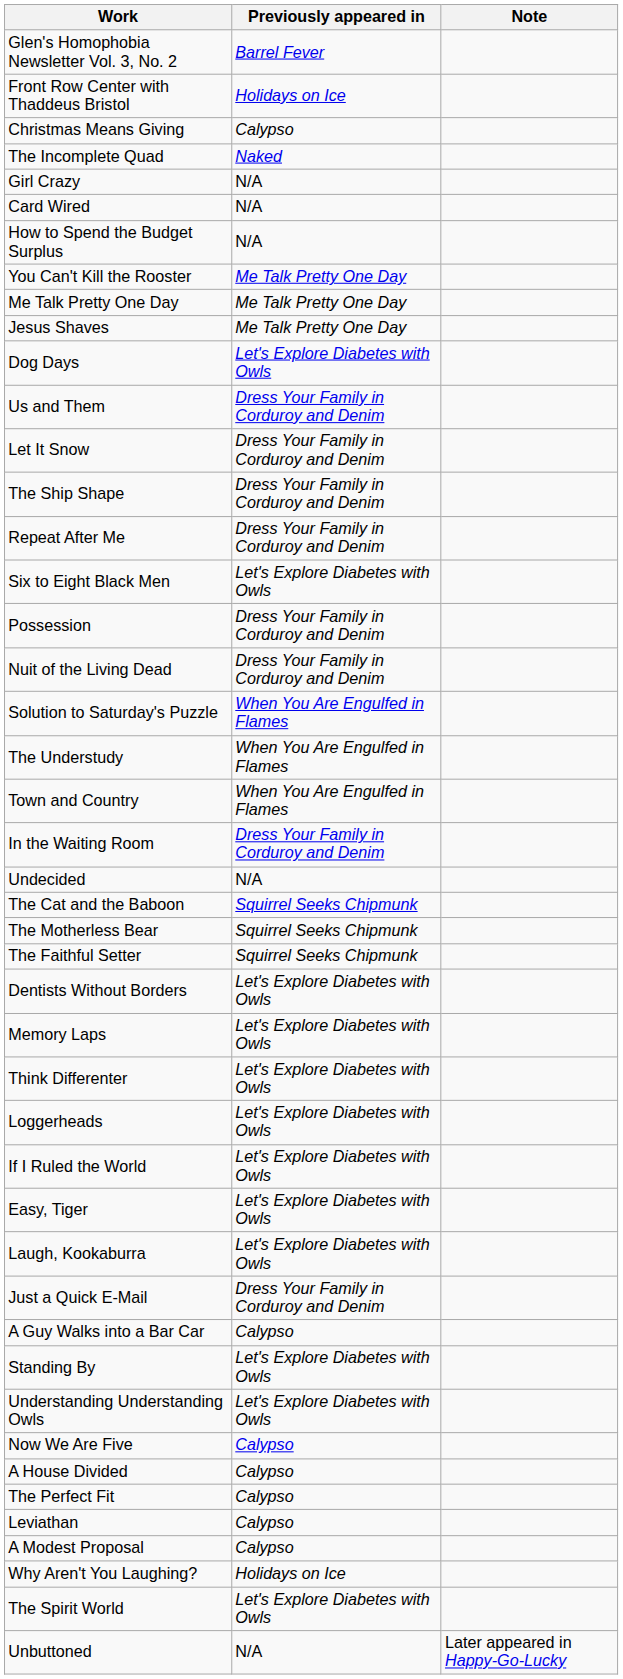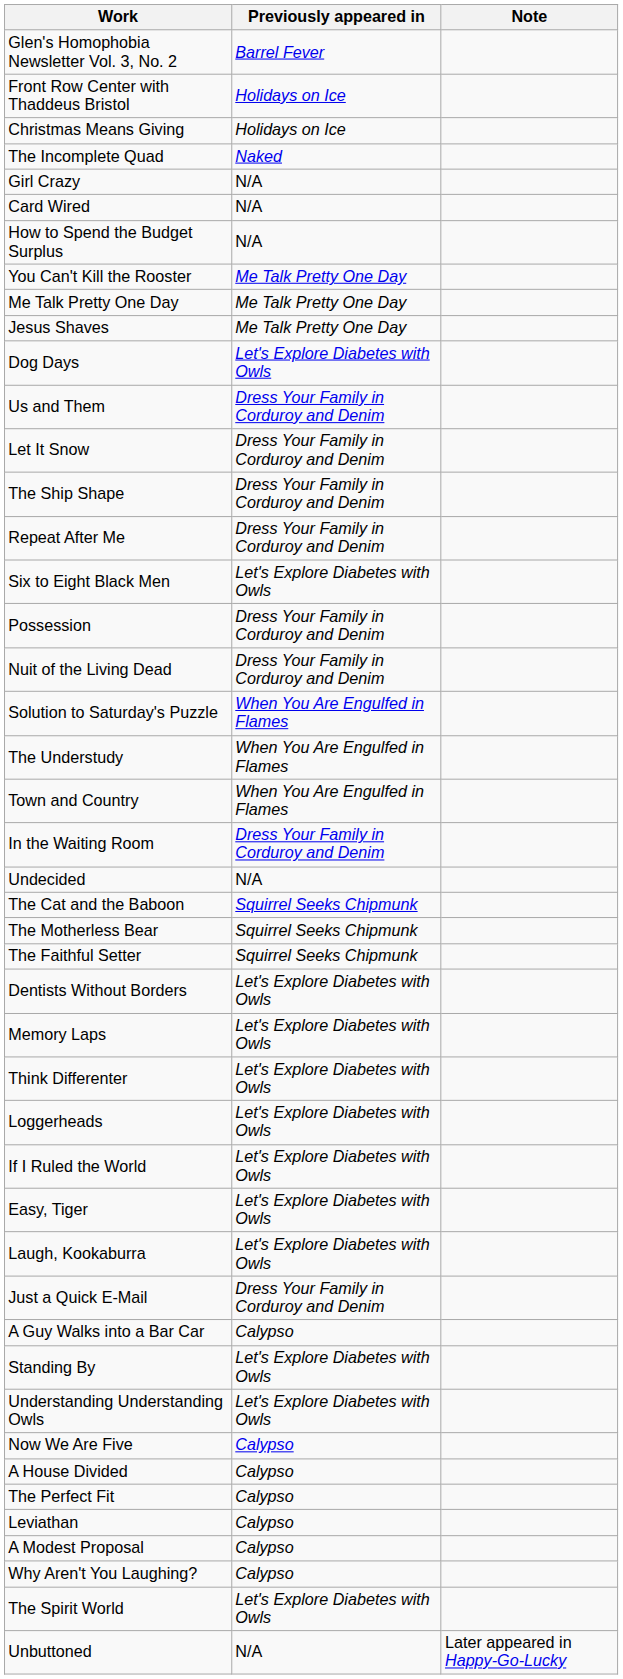(264, 130) Calypso -> (291, 130) Holidays on Ice
(291, 1573) Holidays on Ice -> (264, 1573) Calypso
